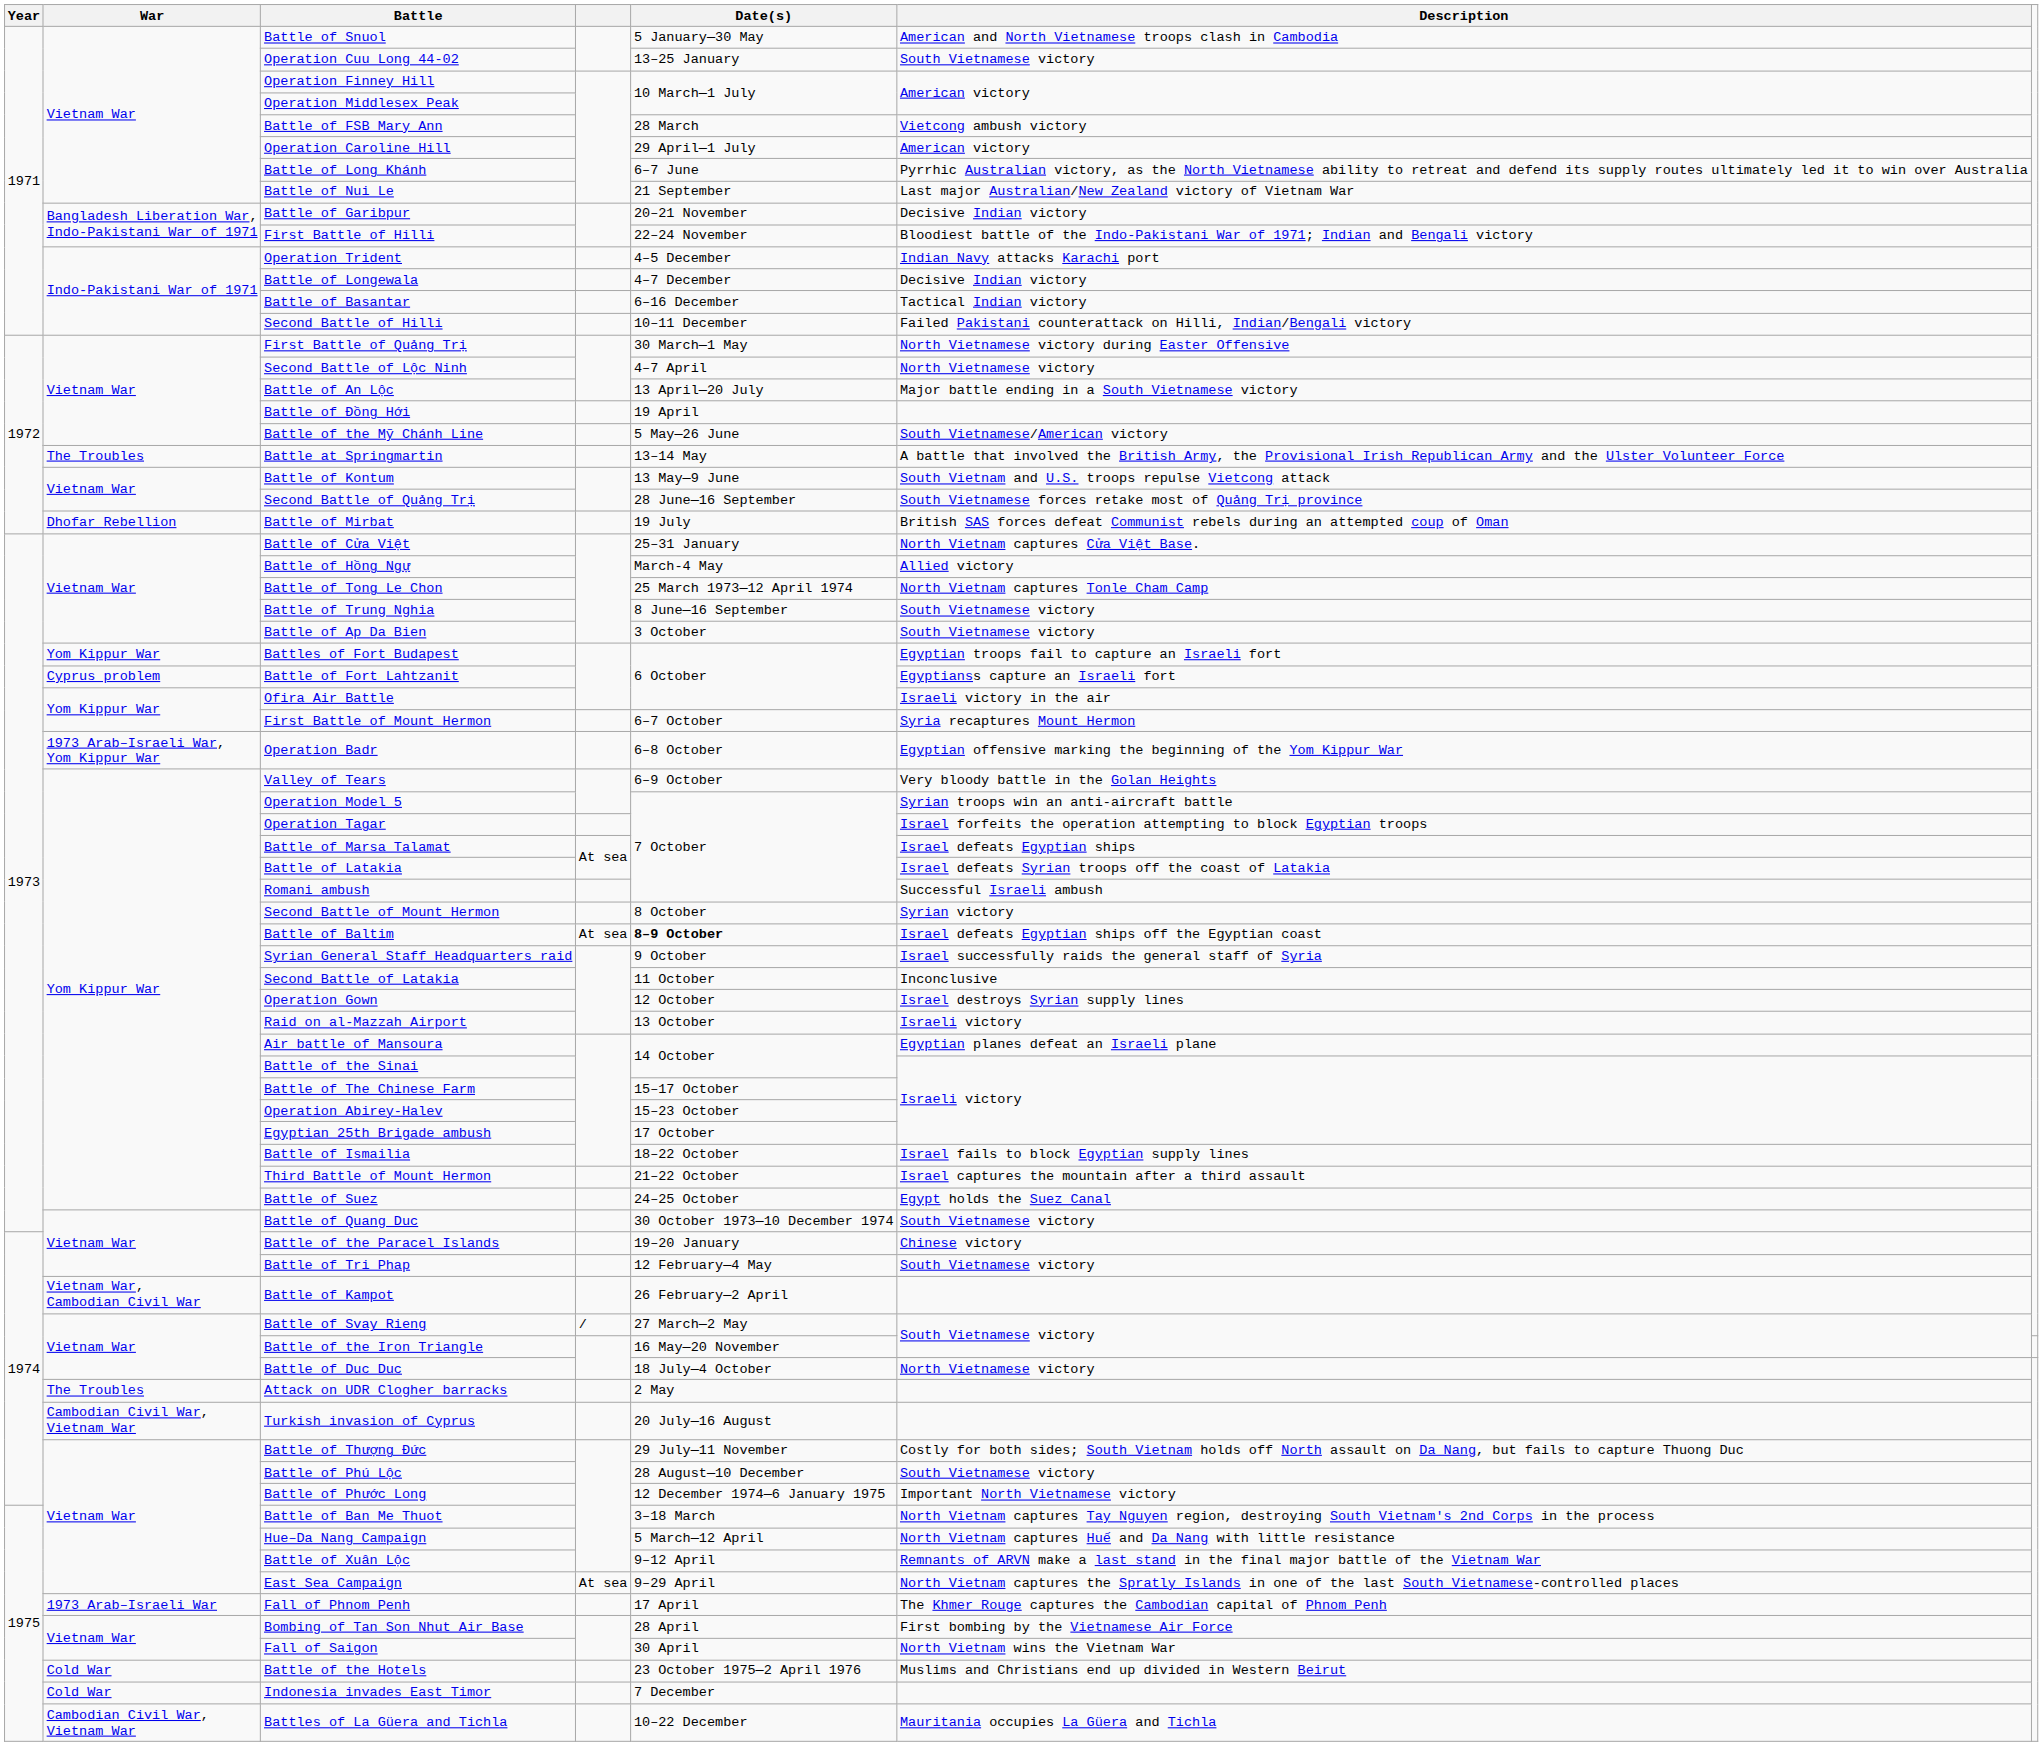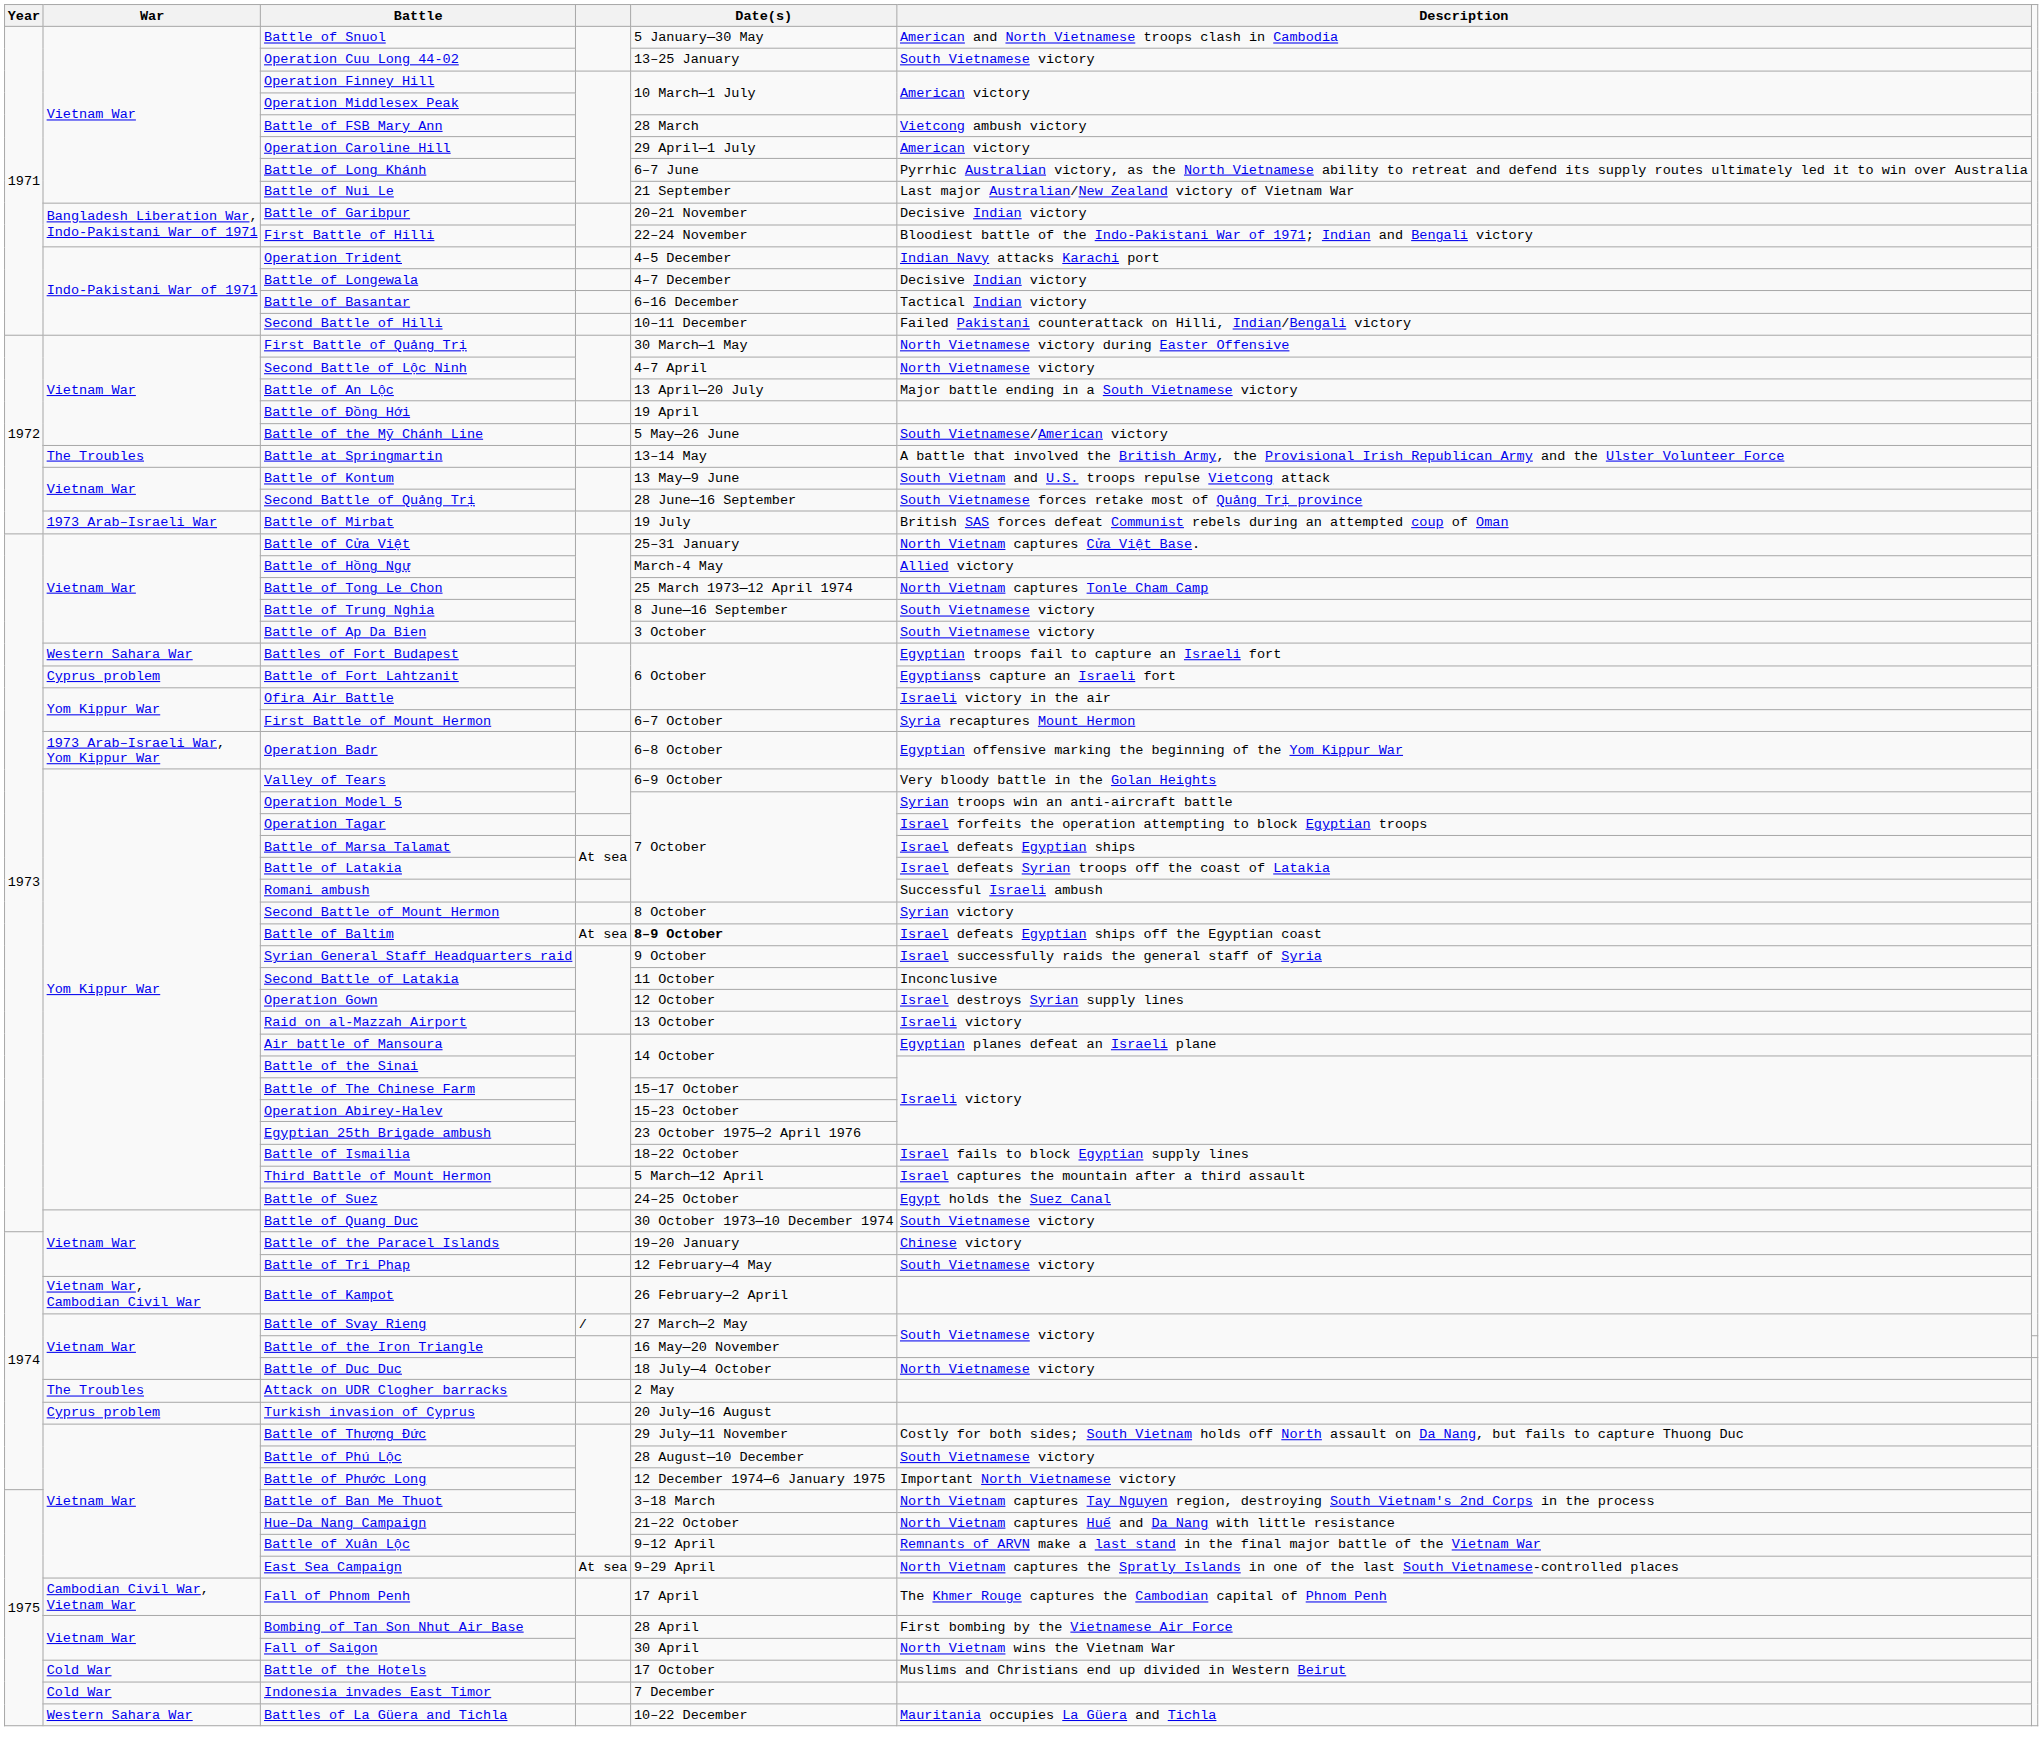(112, 522) Dhofar Rebellion -> (132, 522) 1973 Arab–Israeli War
(103, 655) Yom Kippur War -> (120, 655) Western Sahara War
(674, 1133) 17 October -> (748, 1133) 23 October 1975—2 April 1976
(687, 1177) 21–22 October -> (699, 1177) 5 March—12 April
(128, 1421) Cambodian Civil War, Vietnam War -> (103, 1413) Cyprus problem
(699, 1539) 5 March—12 April -> (687, 1523) 21–22 October
(132, 1605) 1973 Arab–Israeli War -> (128, 1597) Cambodian Civil War, Vietnam War
(748, 1671) 23 October 1975—2 April 1976 -> (674, 1671) 17 October
(128, 1723) Cambodian Civil War, Vietnam War -> (120, 1715) Western Sahara War
